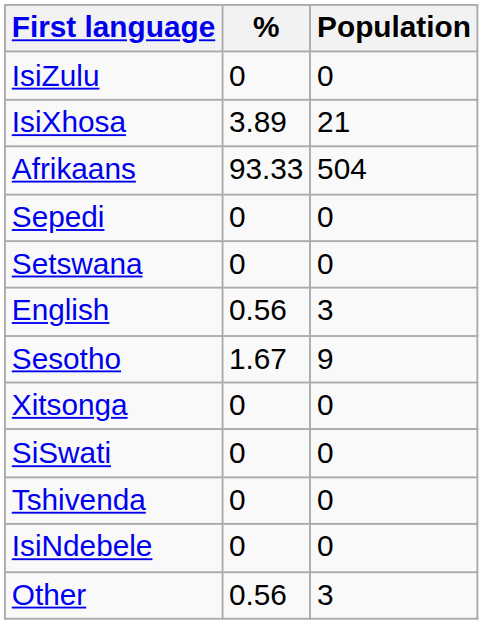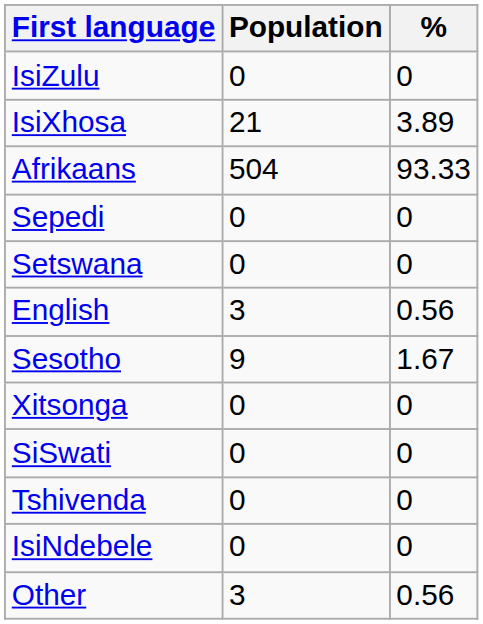columns swapped: (394, 28) <-> (266, 28)
